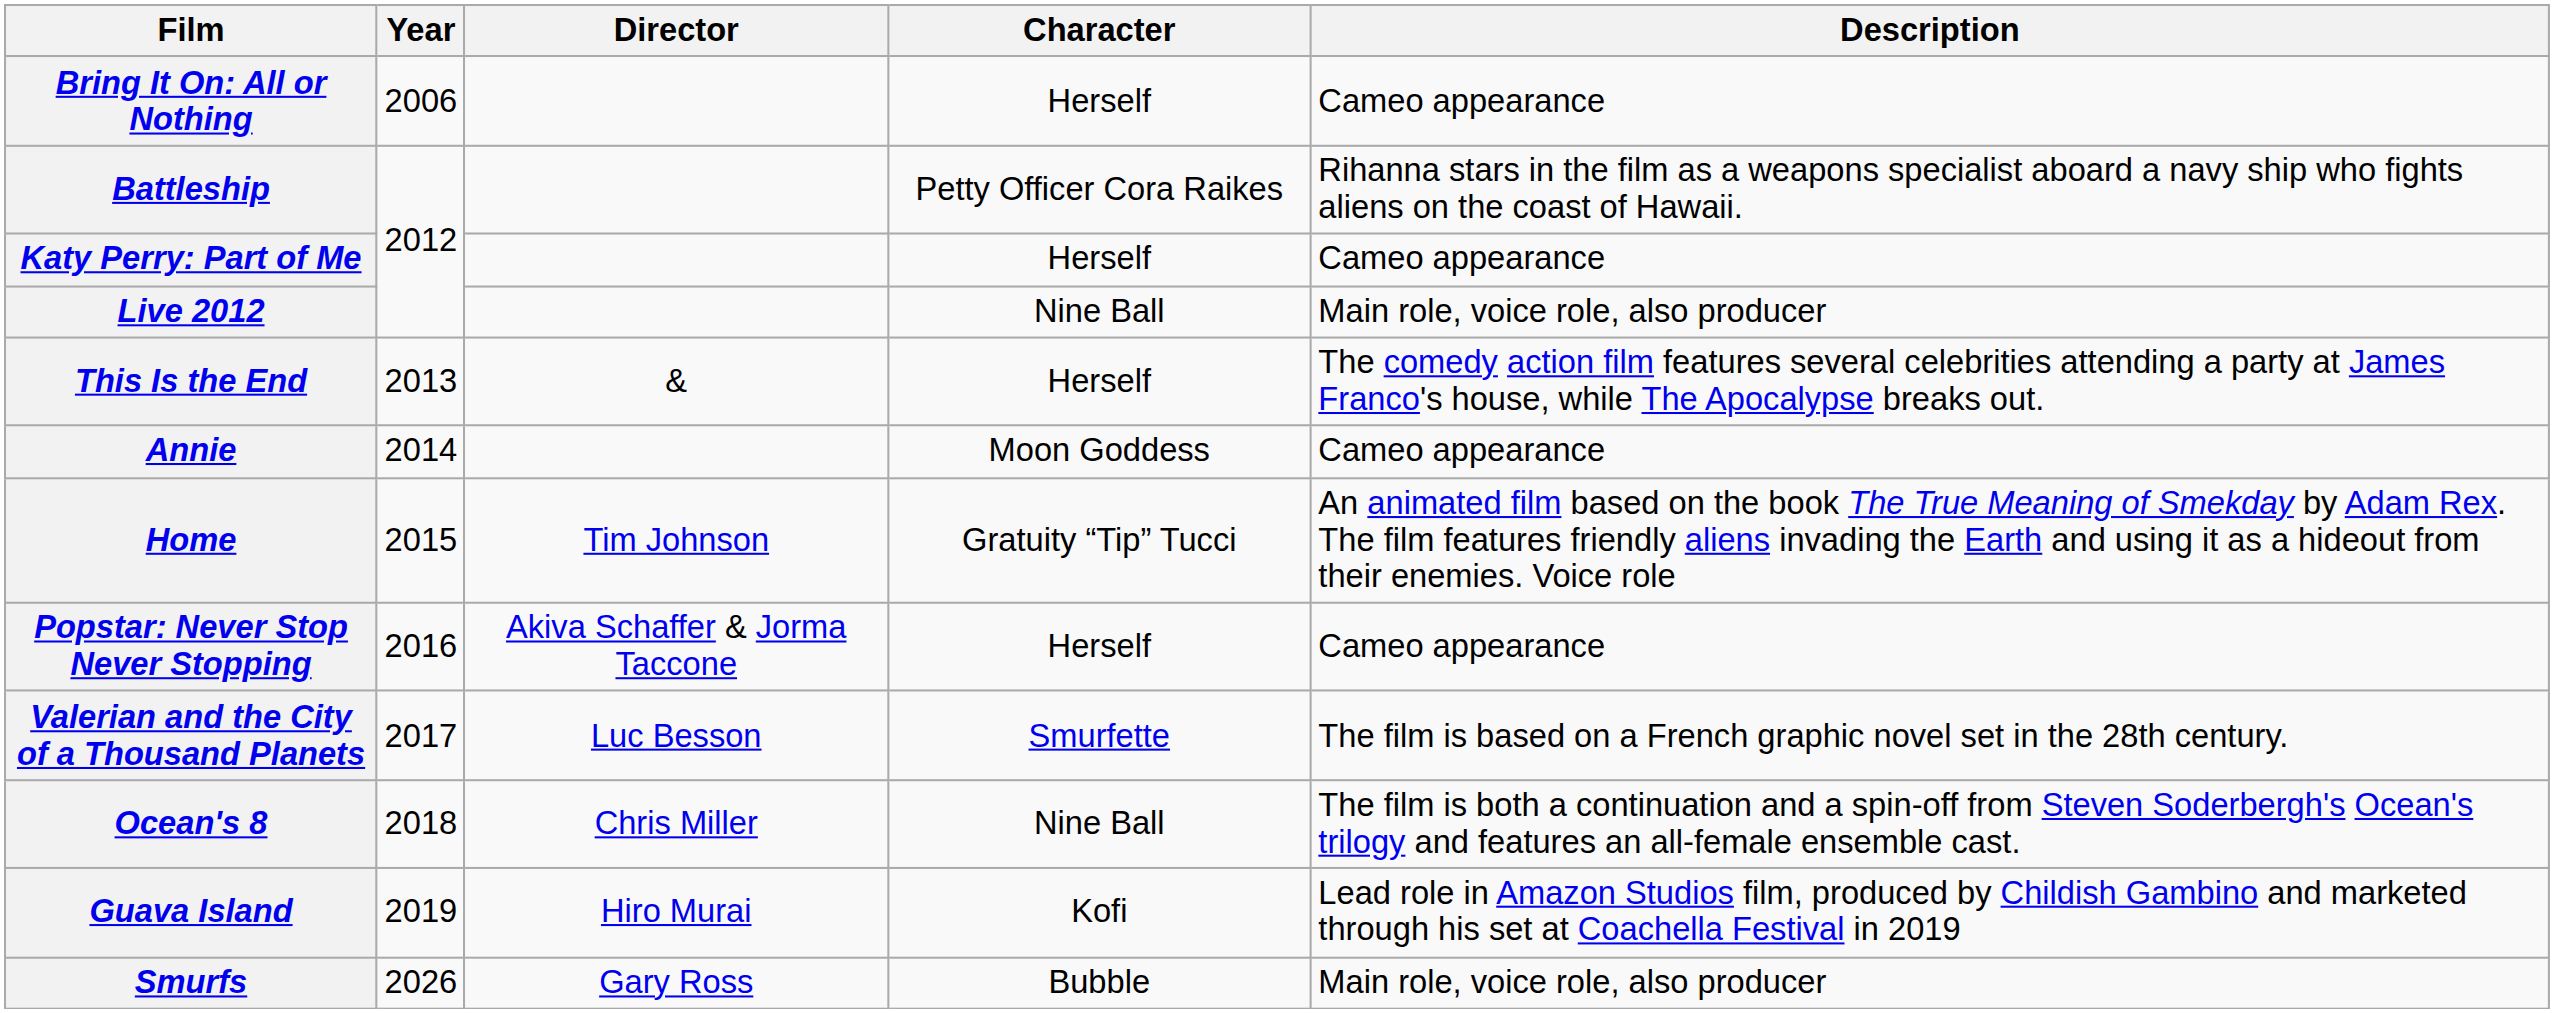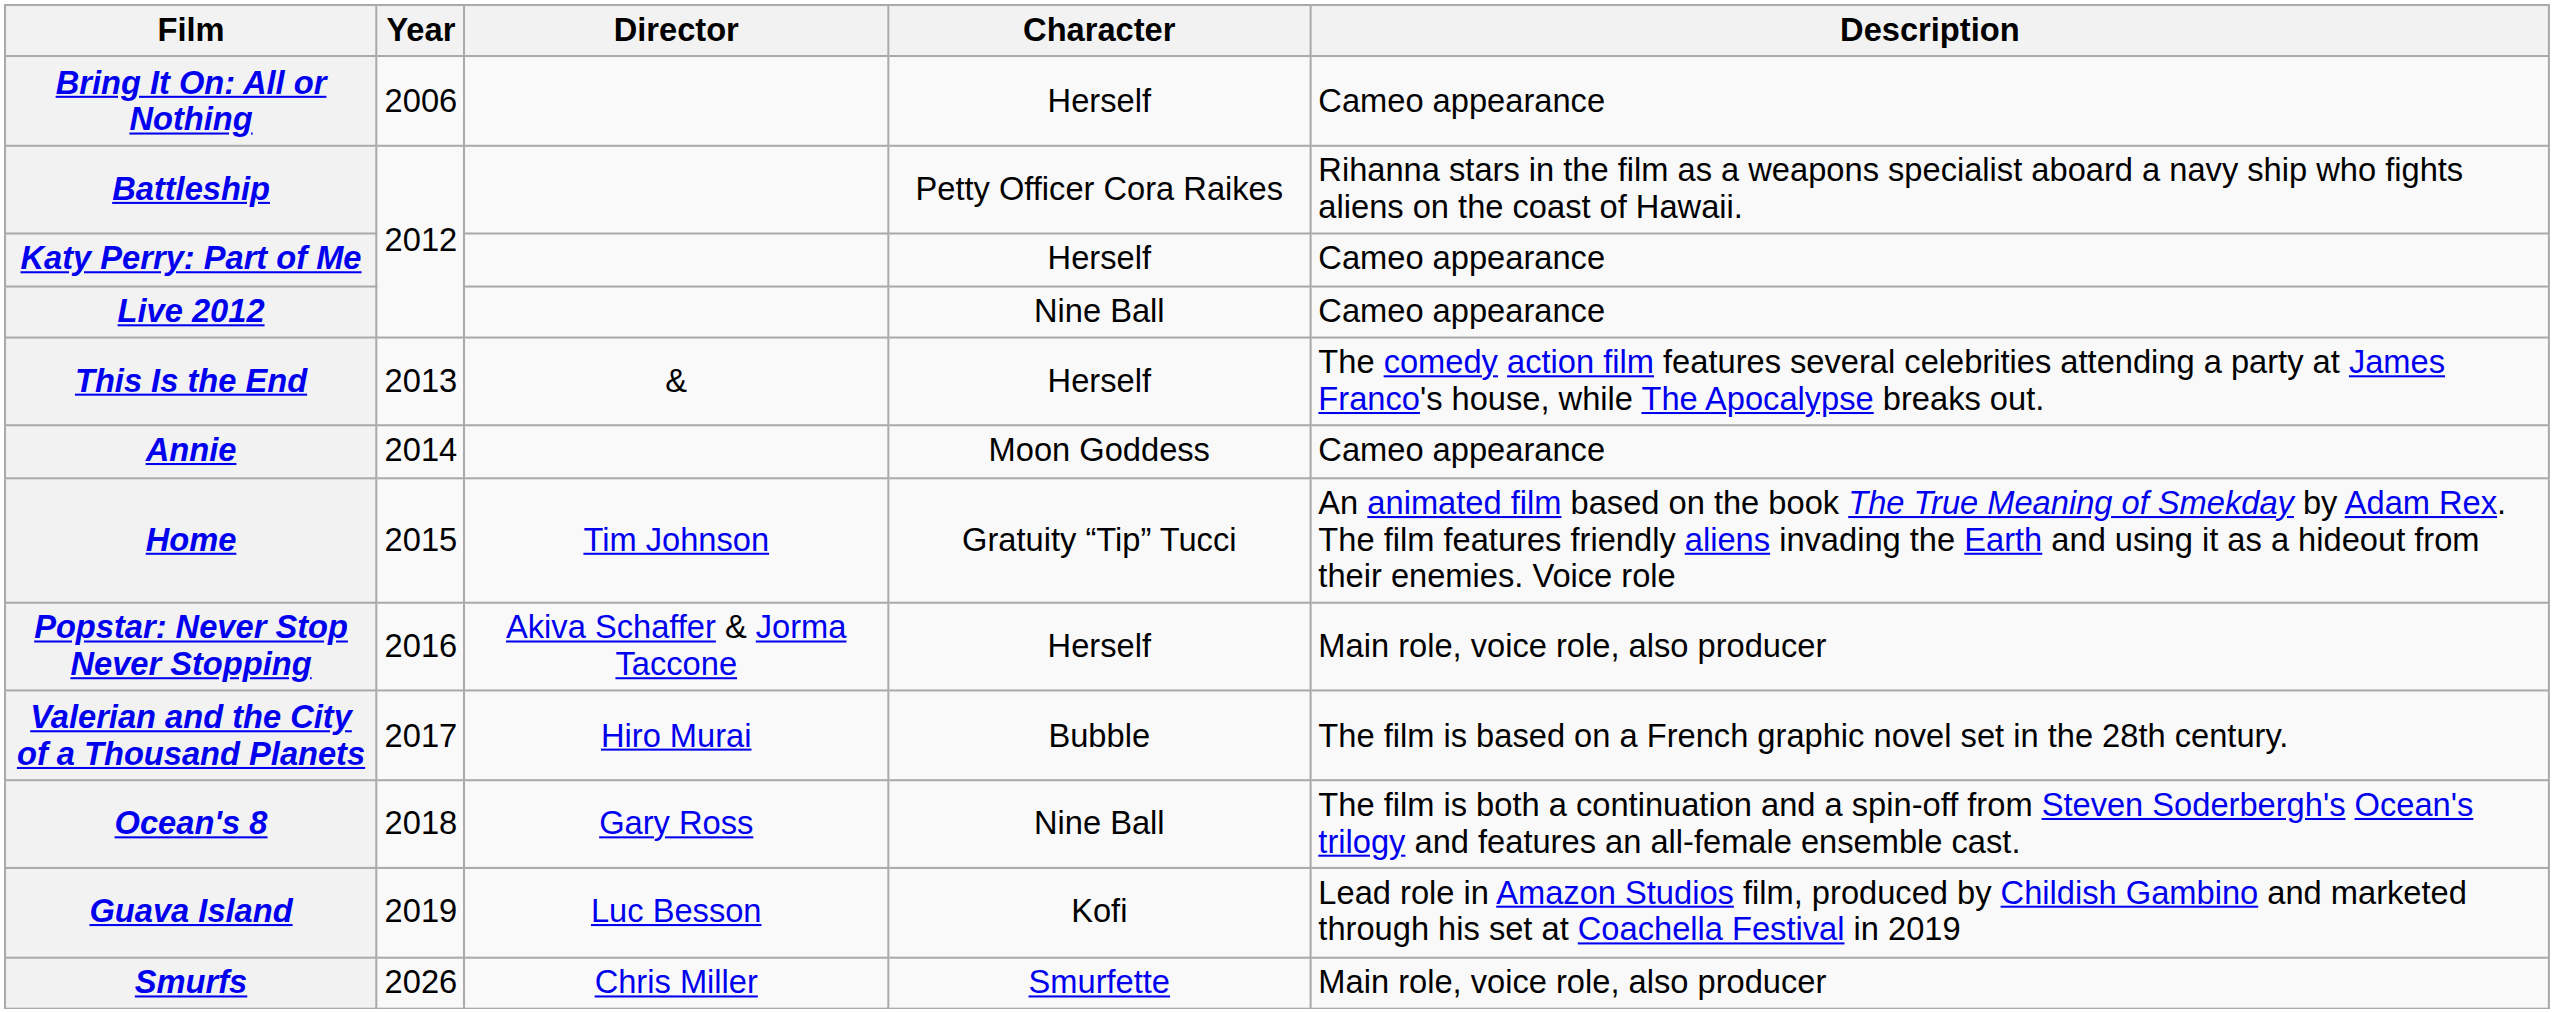(1572, 310) Main role, voice role, also producer -> (1462, 310) Cameo appearance
(1462, 646) Cameo appearance -> (1572, 646) Main role, voice role, also producer
(676, 734) Luc Besson -> (676, 734) Hiro Murai
(1099, 734) Smurfette -> (1099, 734) Bubble
(676, 823) Chris Miller -> (676, 823) Gary Ross
(676, 911) Hiro Murai -> (676, 911) Luc Besson
(676, 982) Gary Ross -> (676, 982) Chris Miller
(1099, 982) Bubble -> (1099, 982) Smurfette
